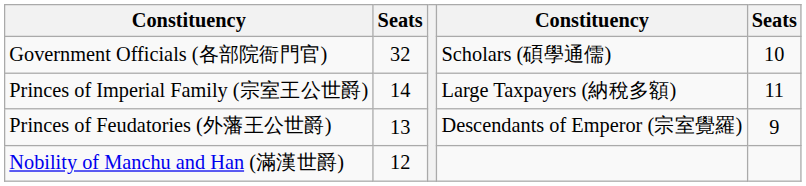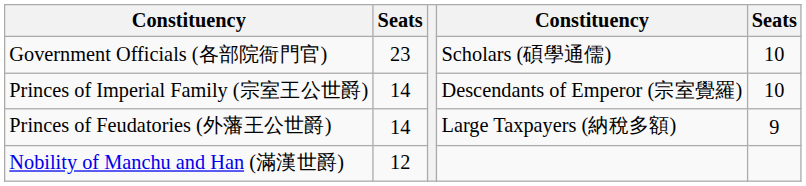(400, 54) 32 -> (400, 54) 23
(559, 90) Large Taxpayers (納稅多額) -> (592, 90) Descendants of Emperor (宗室覺羅)
(774, 90) 11 -> (774, 90) 10
(400, 126) 13 -> (400, 126) 14
(592, 126) Descendants of Emperor (宗室覺羅) -> (559, 126) Large Taxpayers (納稅多額)
